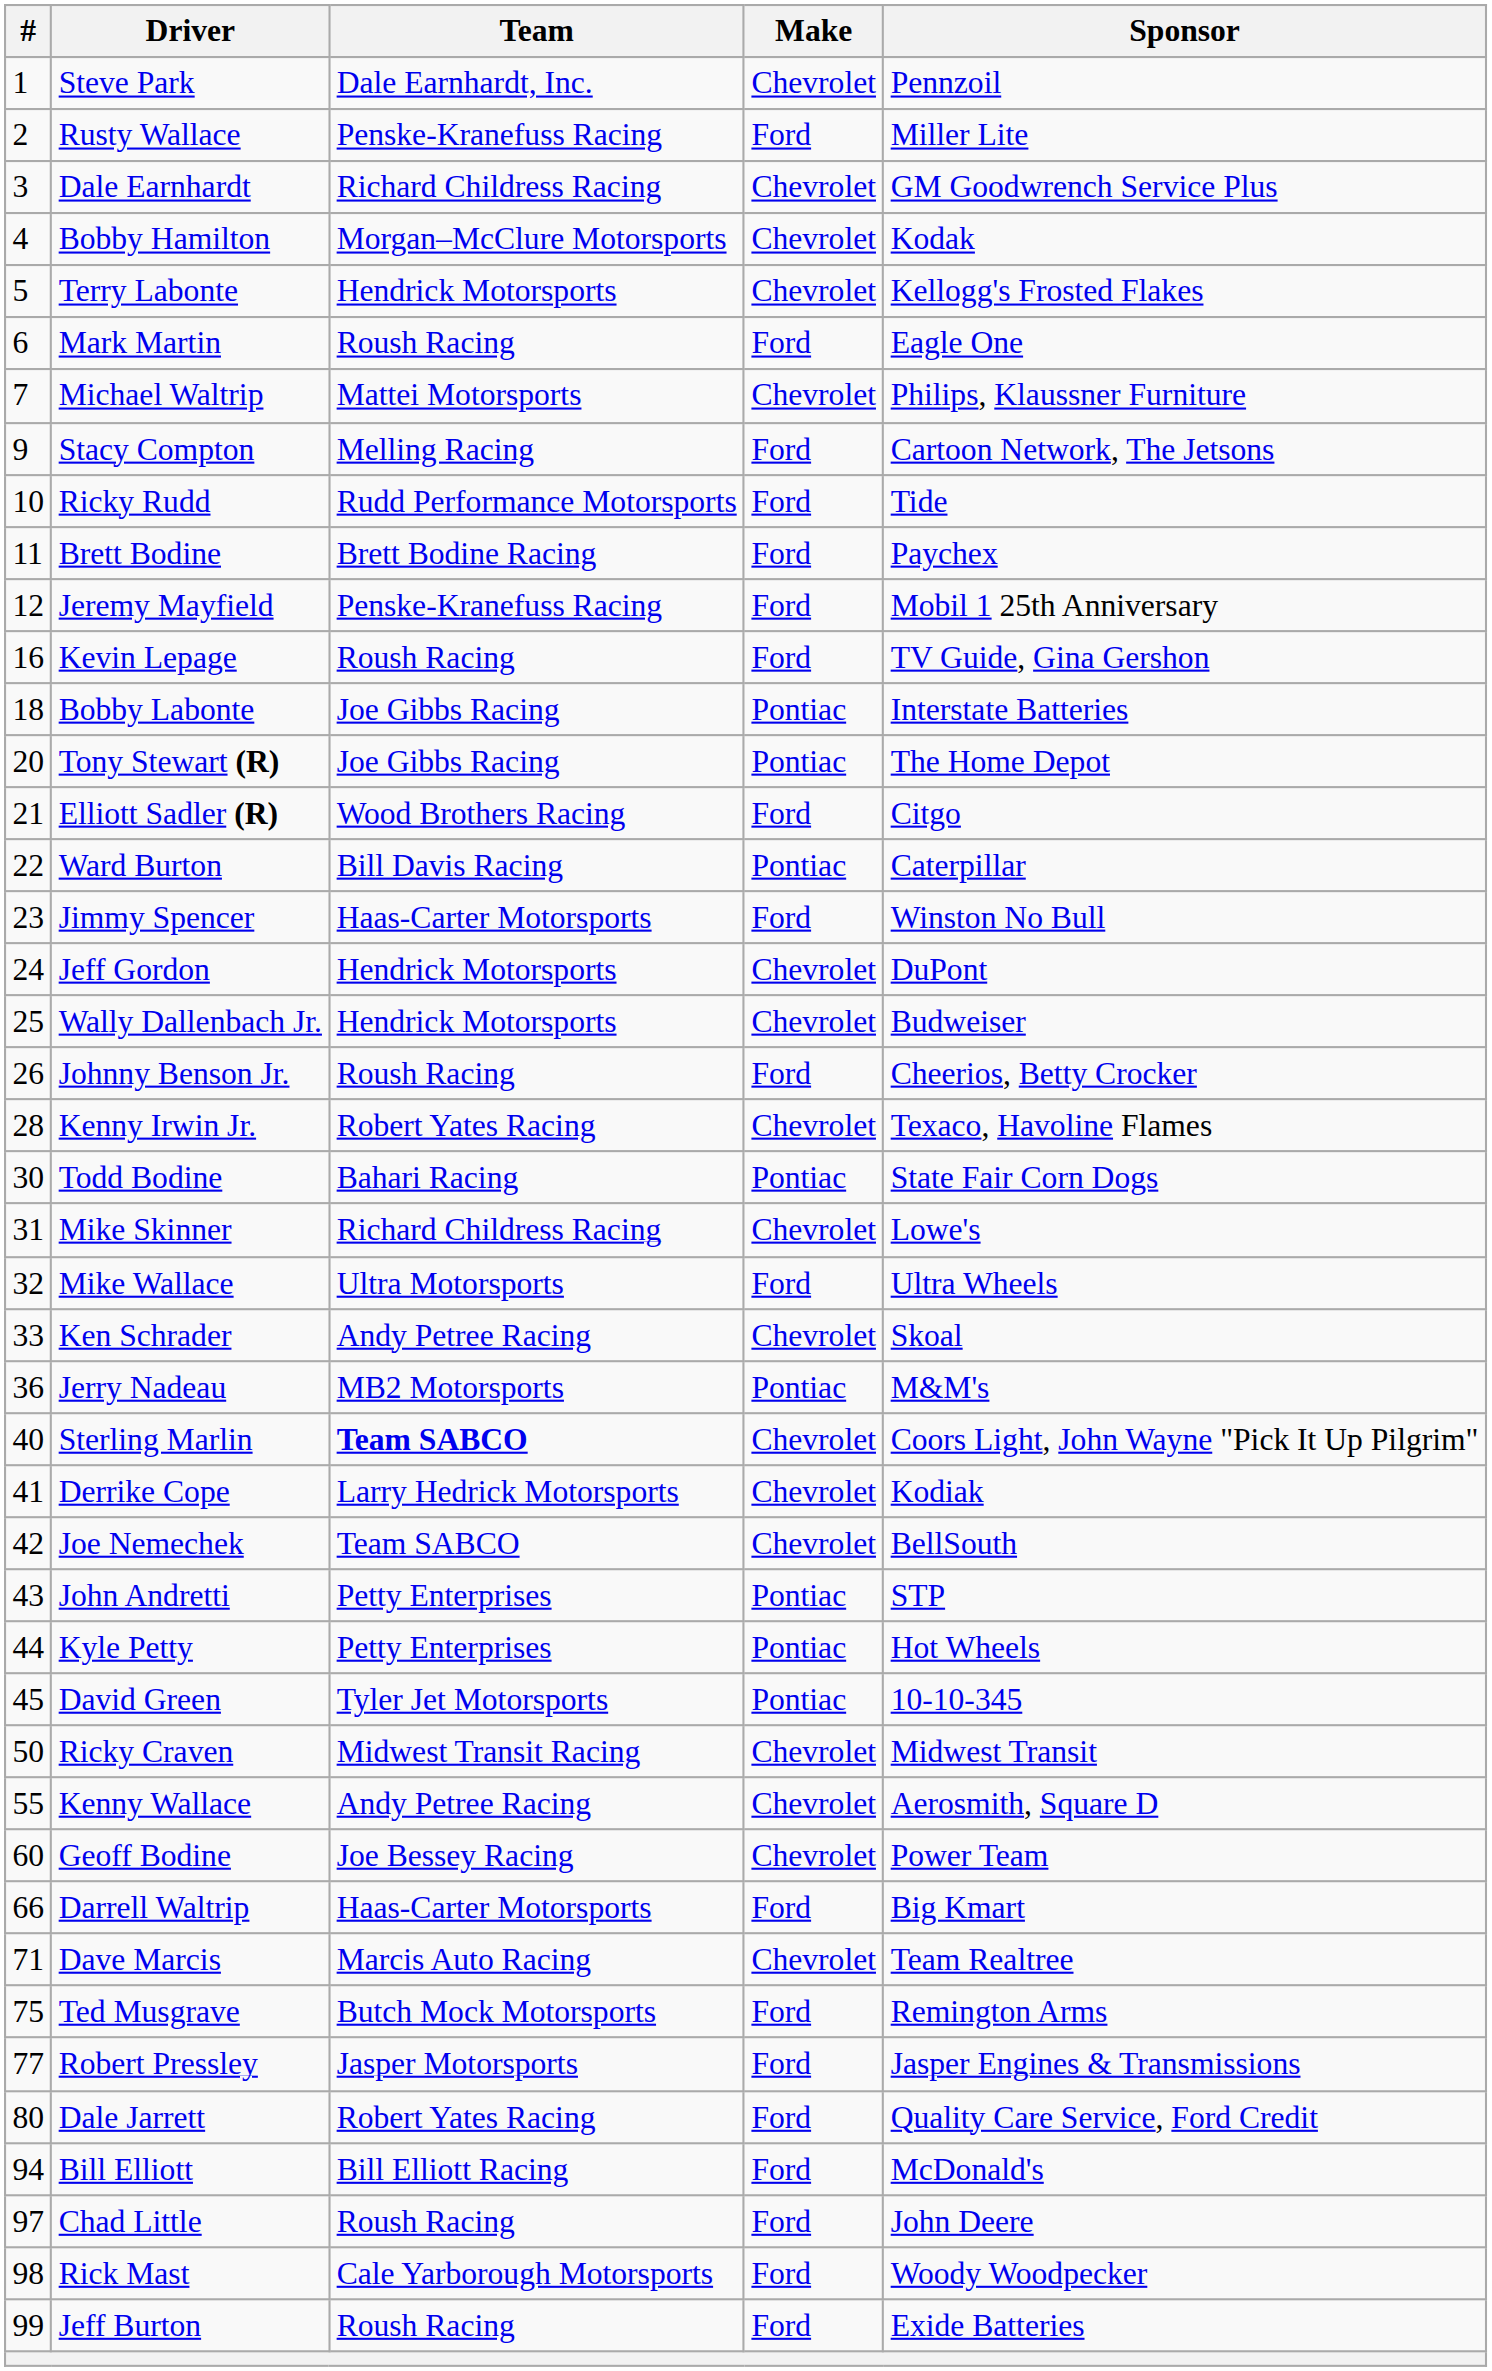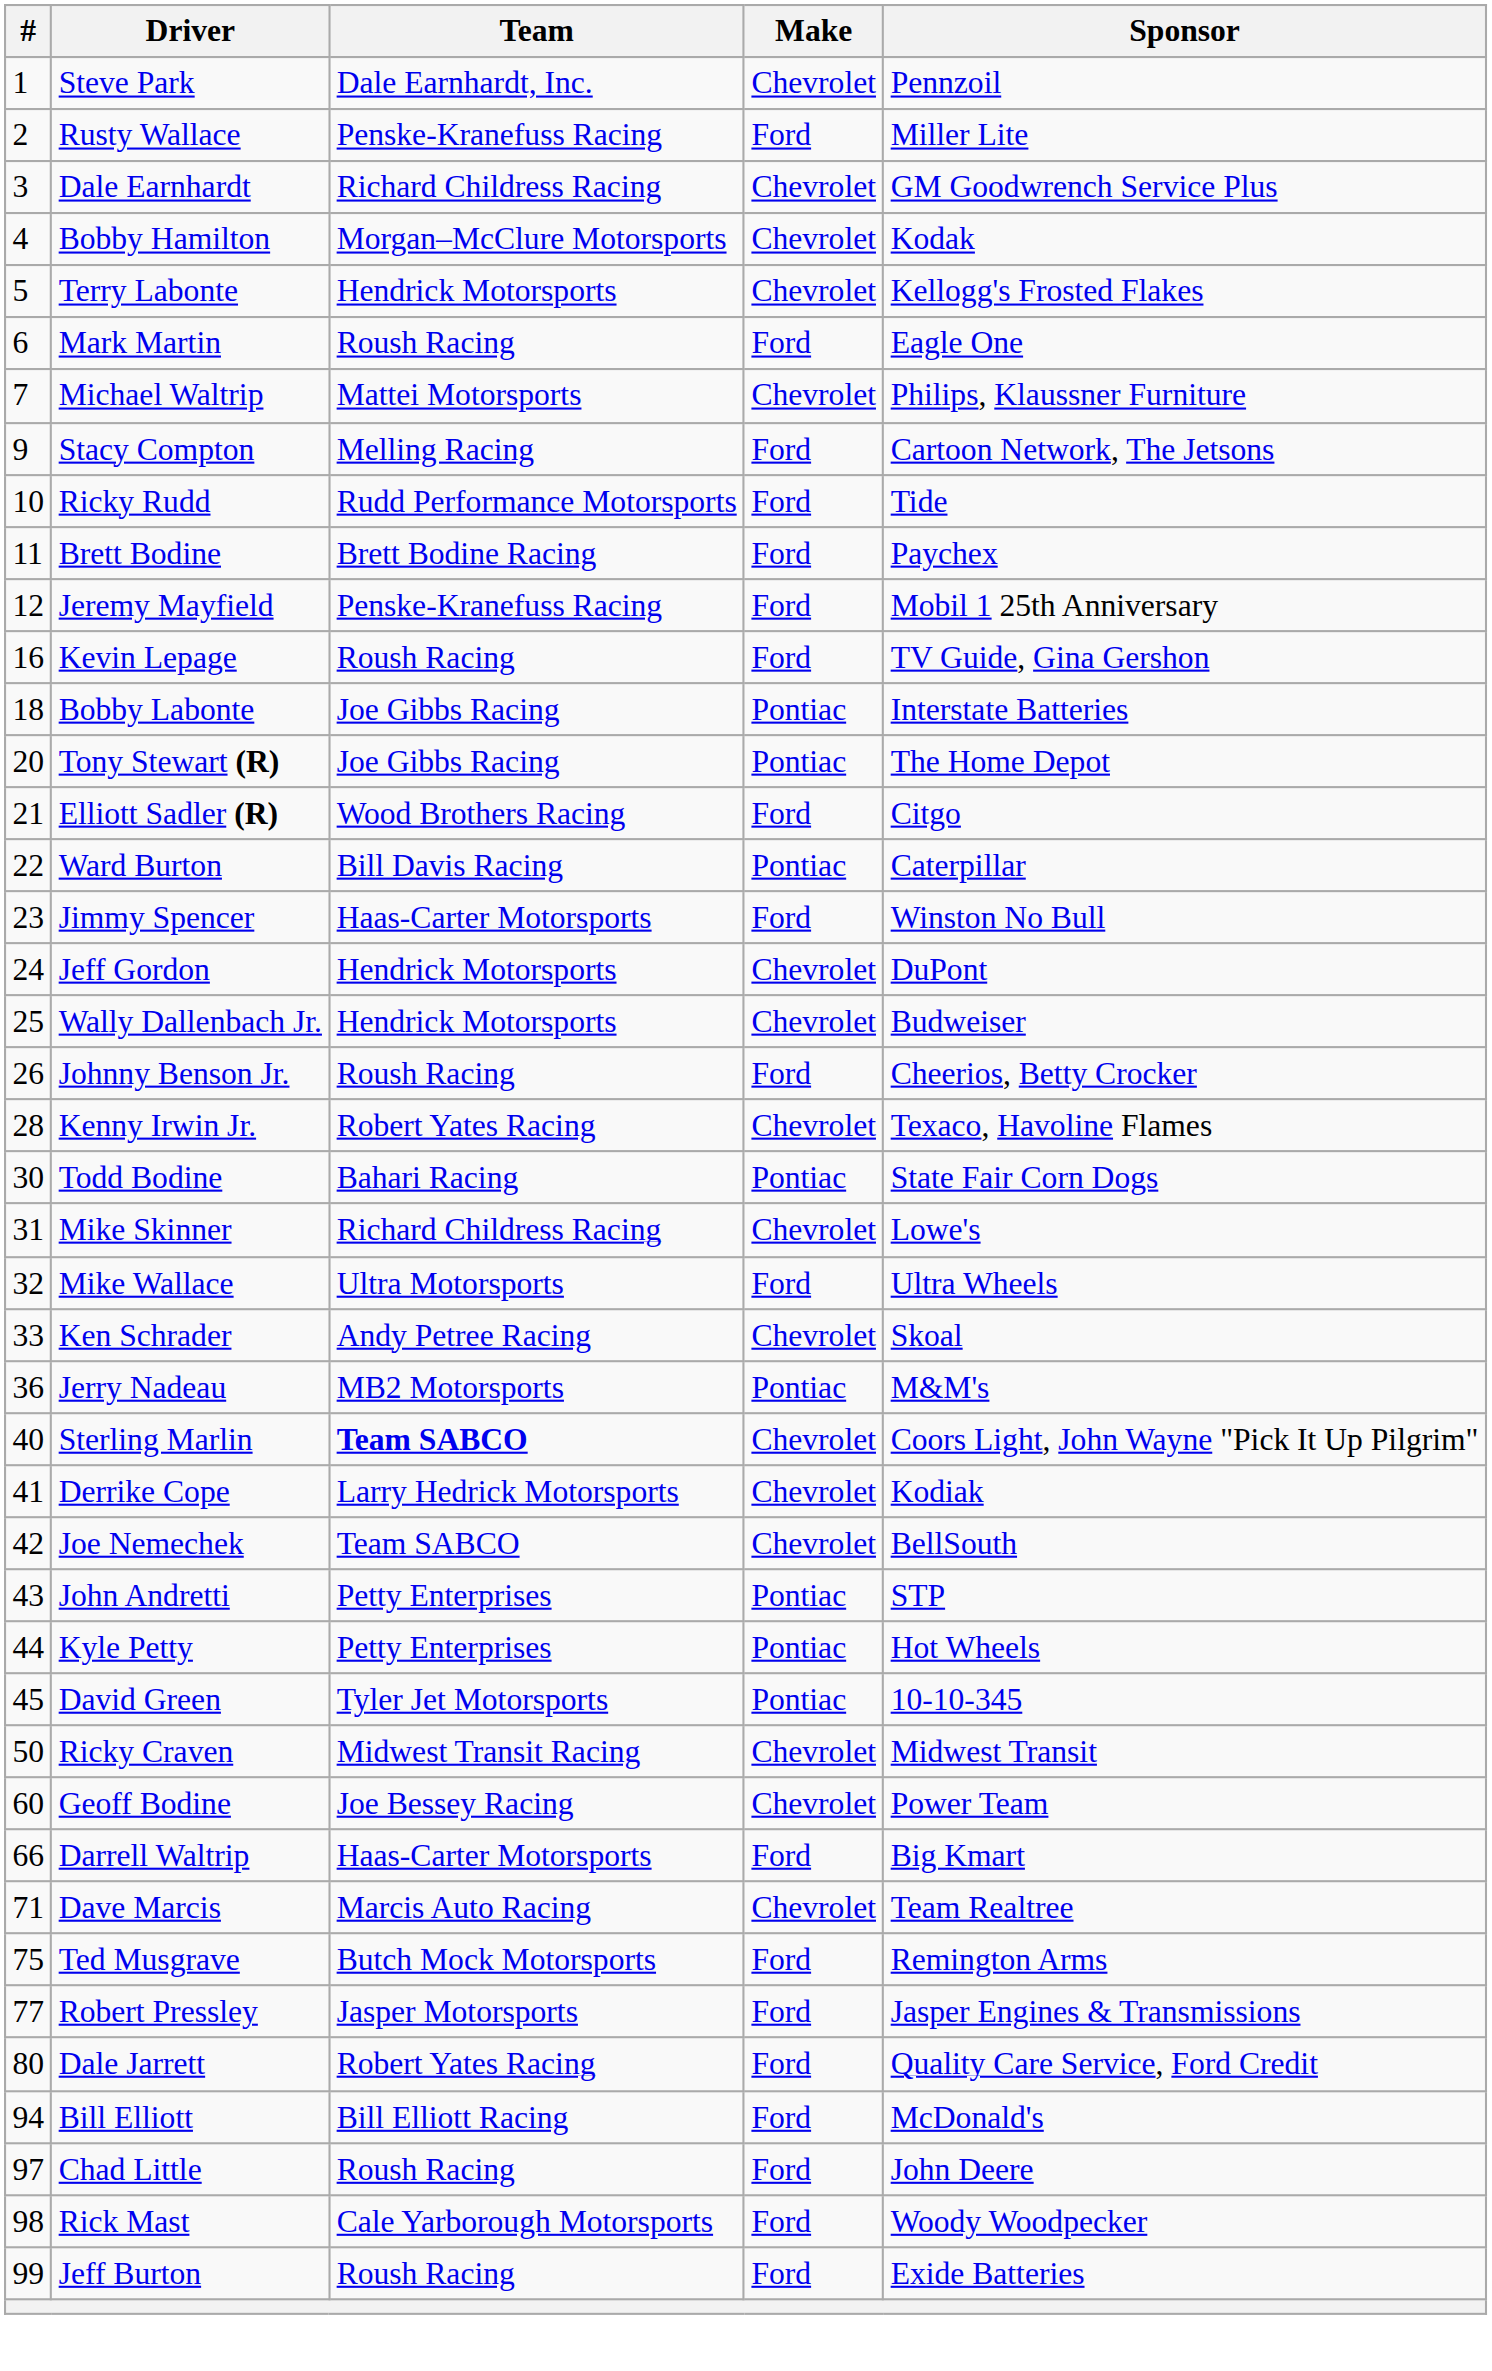- row: (155, 1803)
